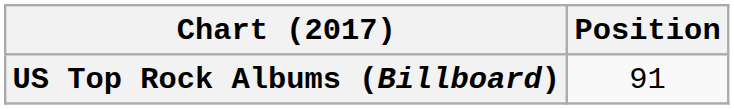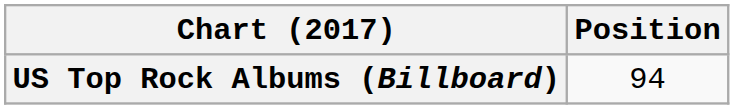(648, 80) 91 -> (648, 80) 94
